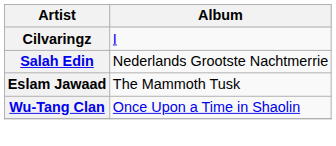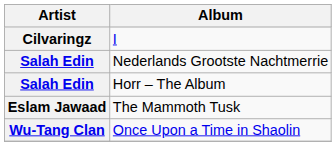+ row: (169, 84)
